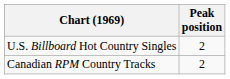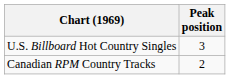(202, 45) 2 -> (202, 45) 3
